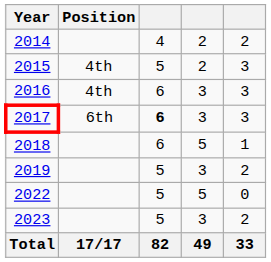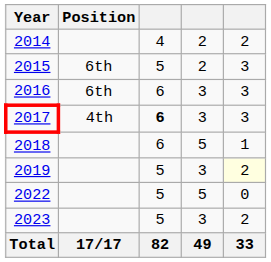(99, 67) 4th -> (99, 67) 6th
(99, 92) 4th -> (99, 92) 6th
(99, 118) 6th -> (99, 118) 4th
(245, 170) no background -> (245, 170) lightyellow background
